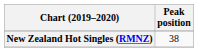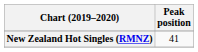(174, 39) 38 -> (174, 39) 41
